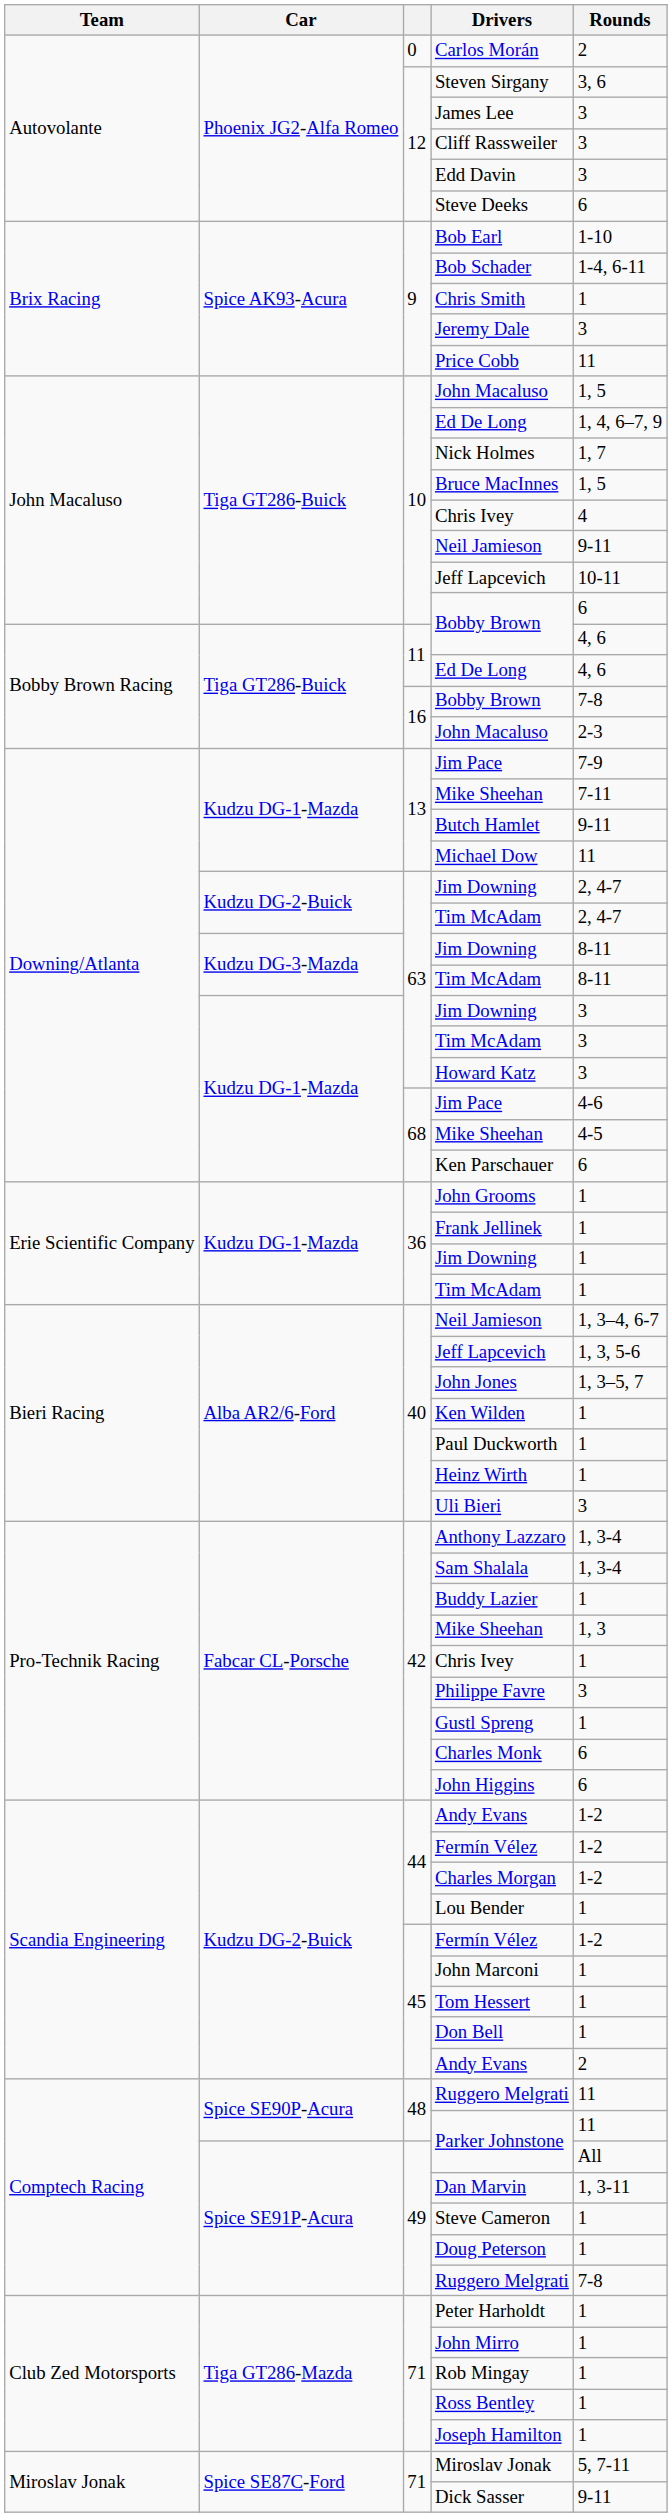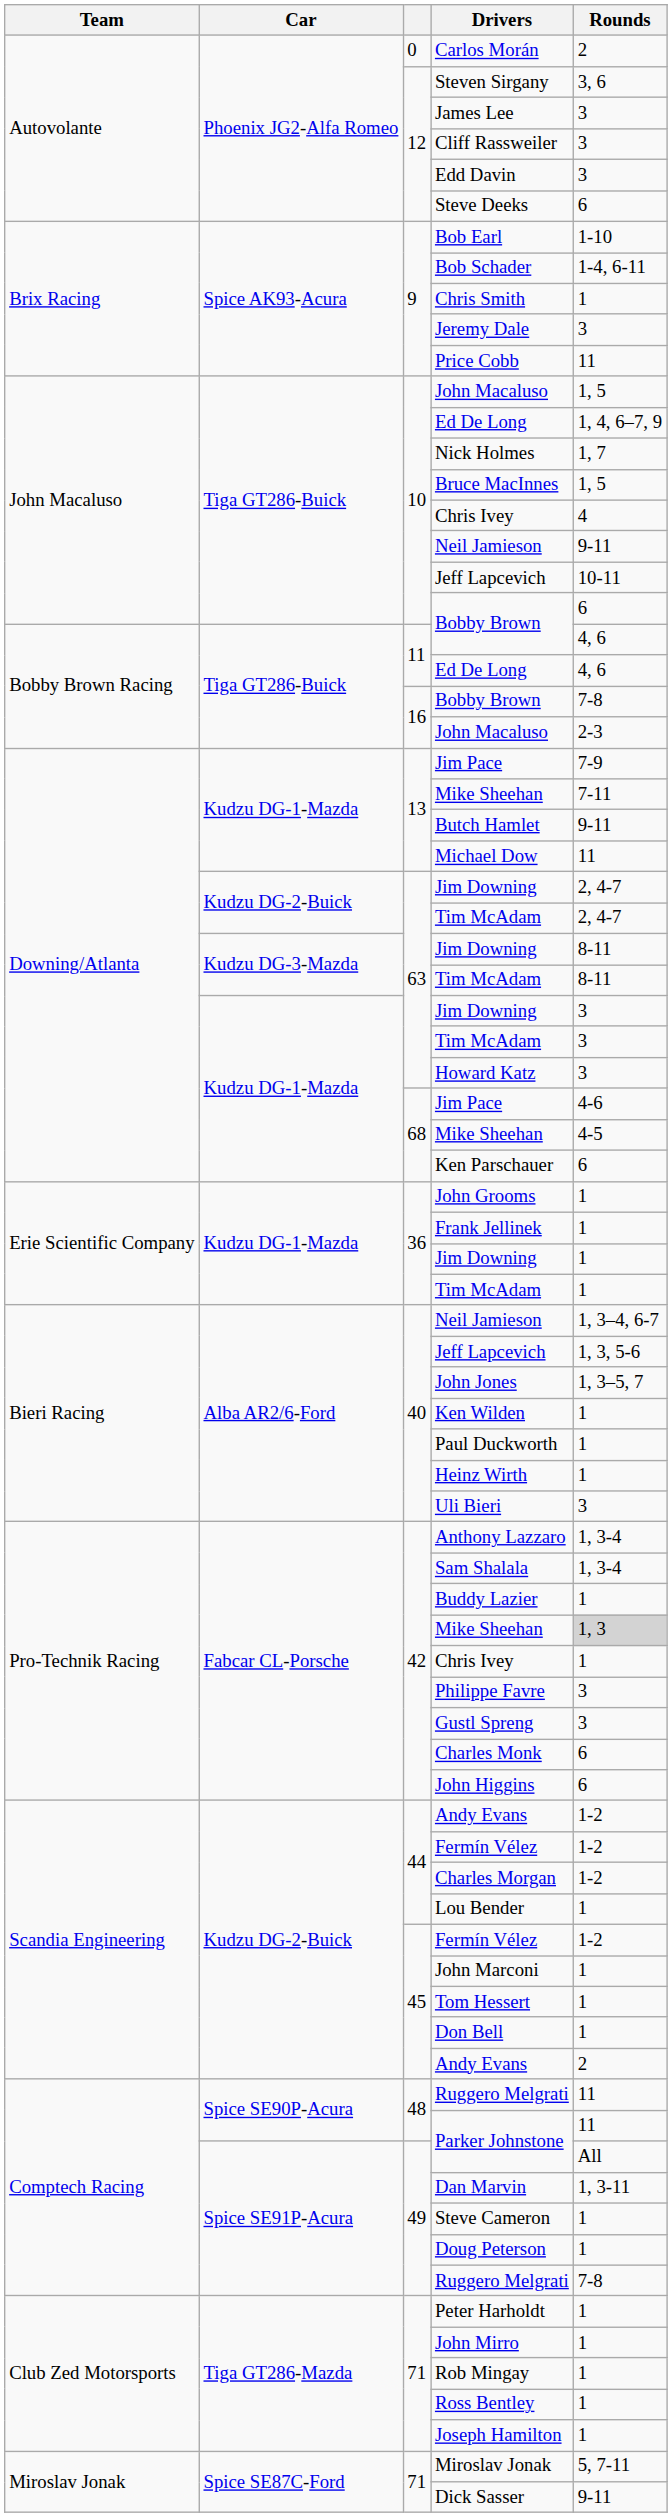(592, 1629) no background -> (592, 1629) lightgrey background
(582, 1722) 1 -> (582, 1722) 3
